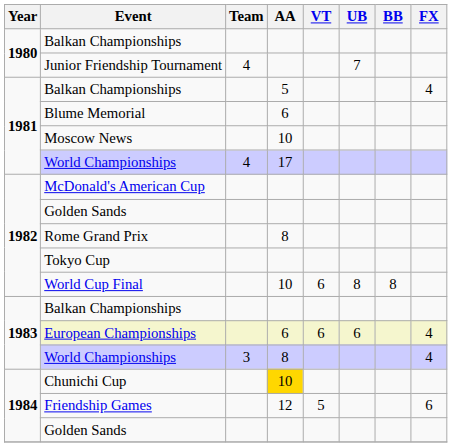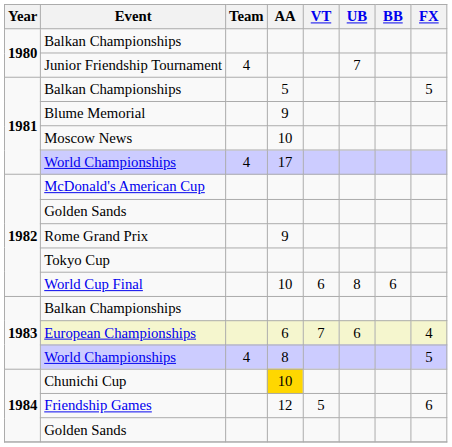(429, 89) 4 -> (429, 89) 5
(285, 114) 6 -> (285, 114) 9
(285, 235) 8 -> (285, 235) 9
(393, 284) 8 -> (393, 284) 6
(321, 332) 6 -> (321, 332) 7
(246, 357) 3 -> (246, 357) 4
(429, 357) 4 -> (429, 357) 5
